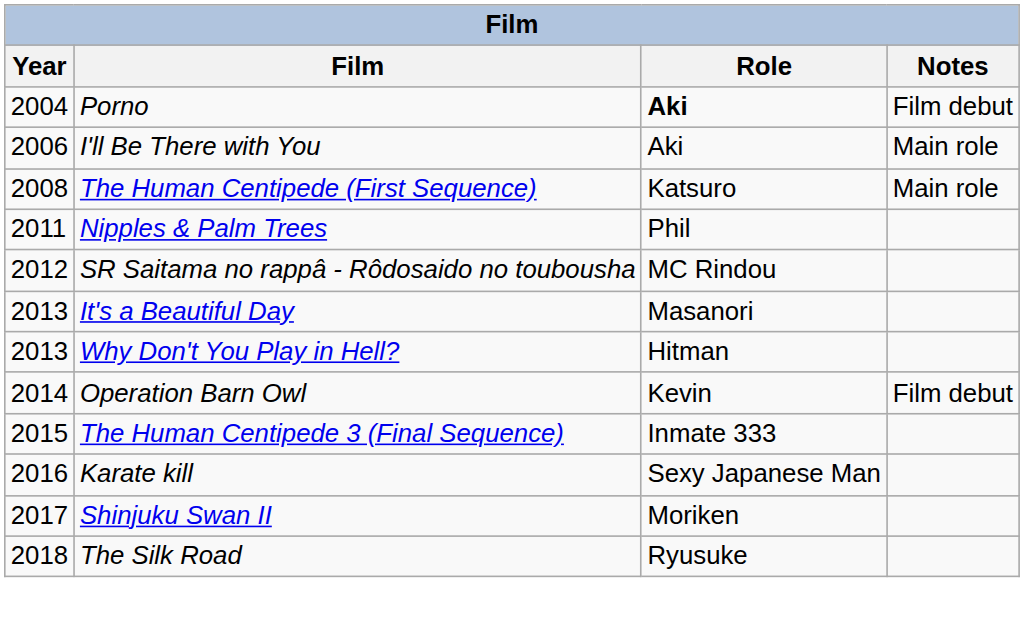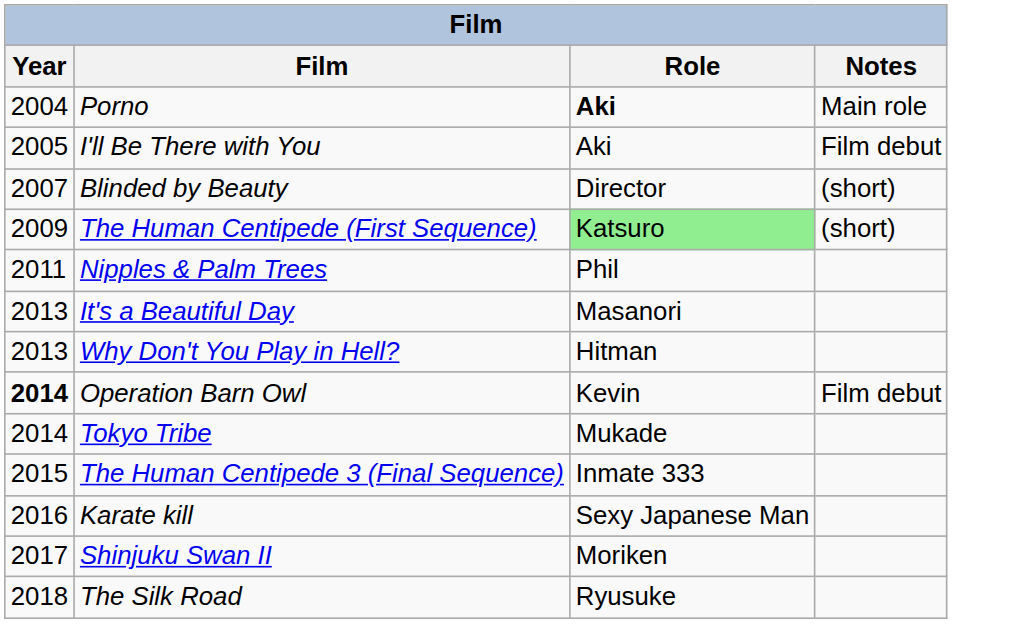(953, 106) Film debut -> (874, 106) Main role
(39, 147) 2006 -> (39, 147) 2005
(946, 147) Main role -> (881, 147) Film debut
+ row: (184, 188)
(39, 188) 2008 -> (39, 229) 2009
(692, 188) no background -> (620, 229) lightgreen background
(946, 188) Main role -> (858, 229) (short)
- row: (358, 270)
(39, 392) normal -> (39, 392) bold
+ row: (146, 433)
